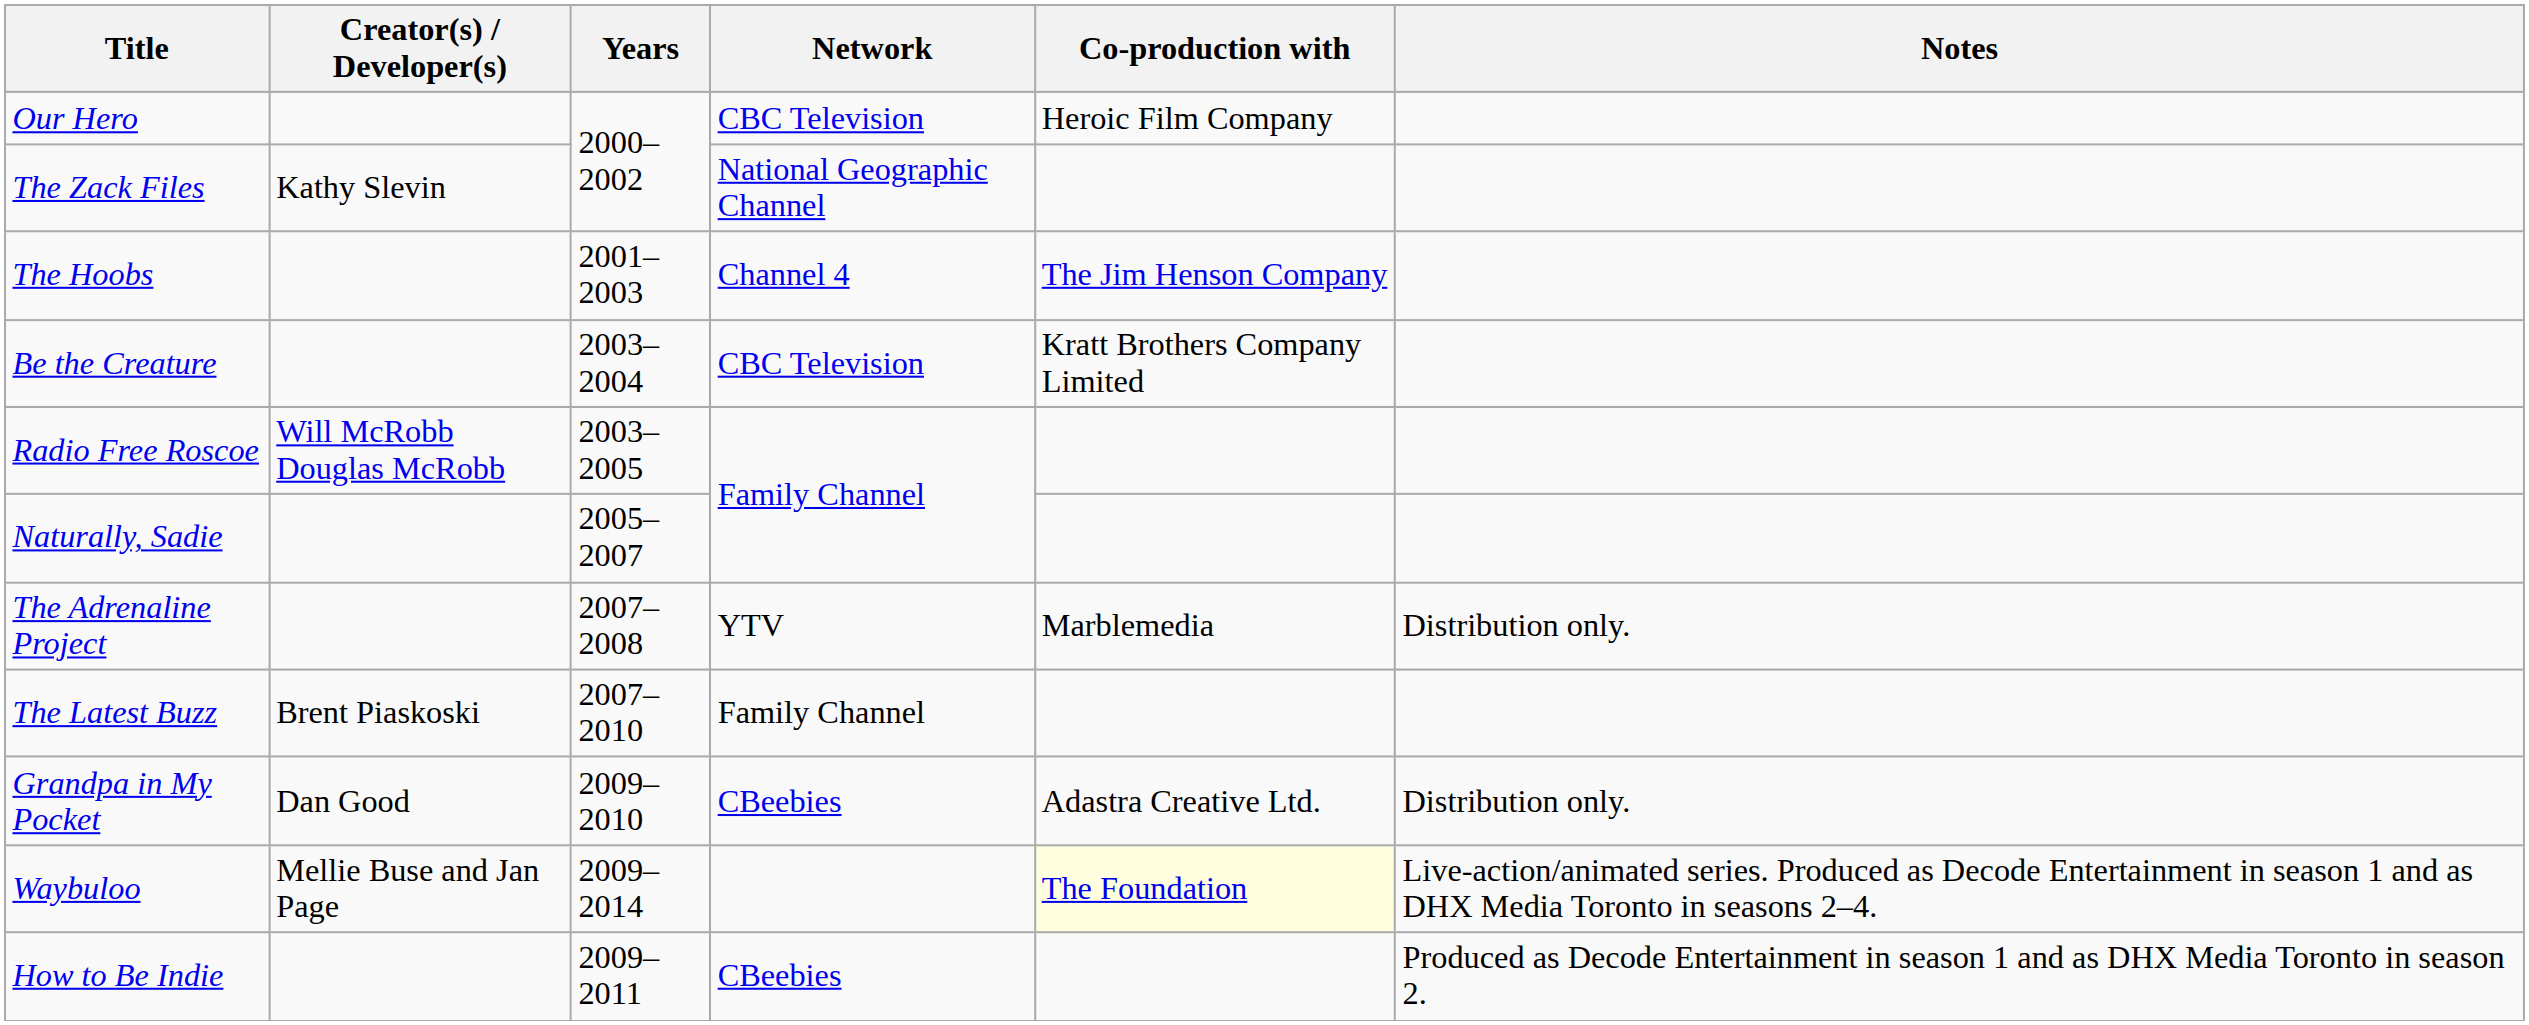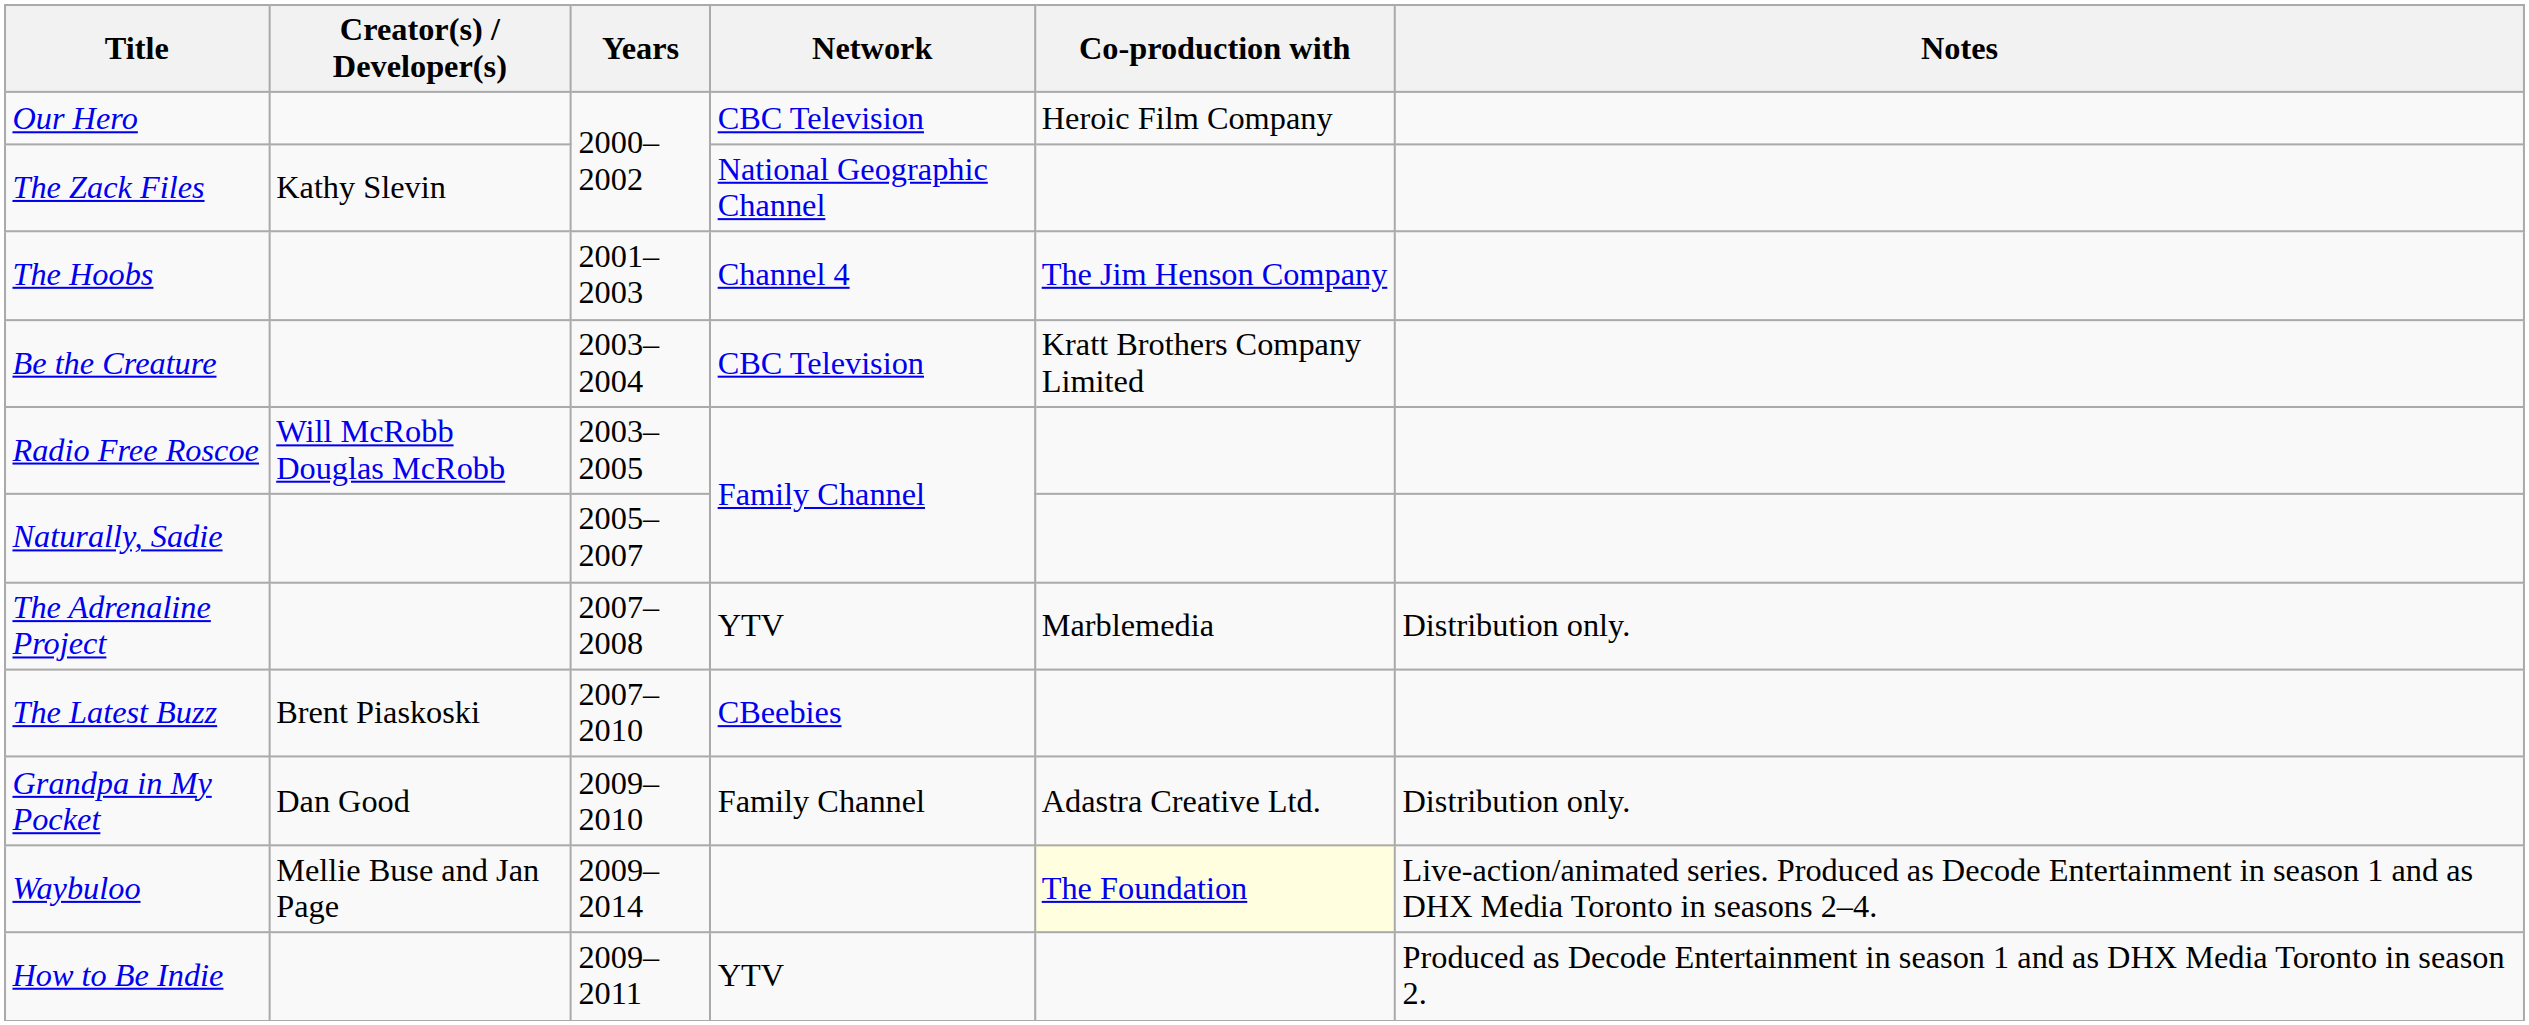(821, 712) Family Channel -> (780, 712) CBeebies
(780, 800) CBeebies -> (821, 800) Family Channel
(780, 975) CBeebies -> (751, 975) YTV
